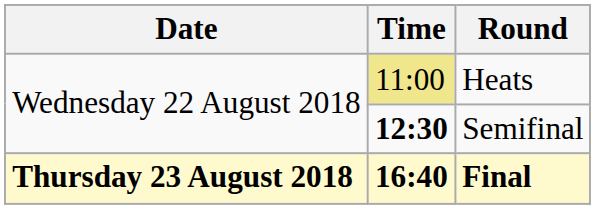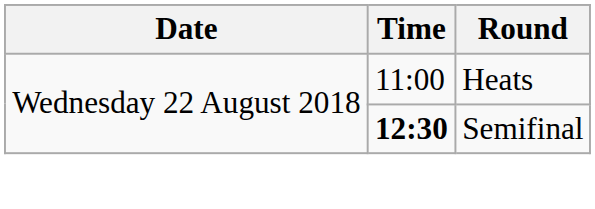(410, 78) khaki background -> (410, 78) no background
- row: (497, 177)
